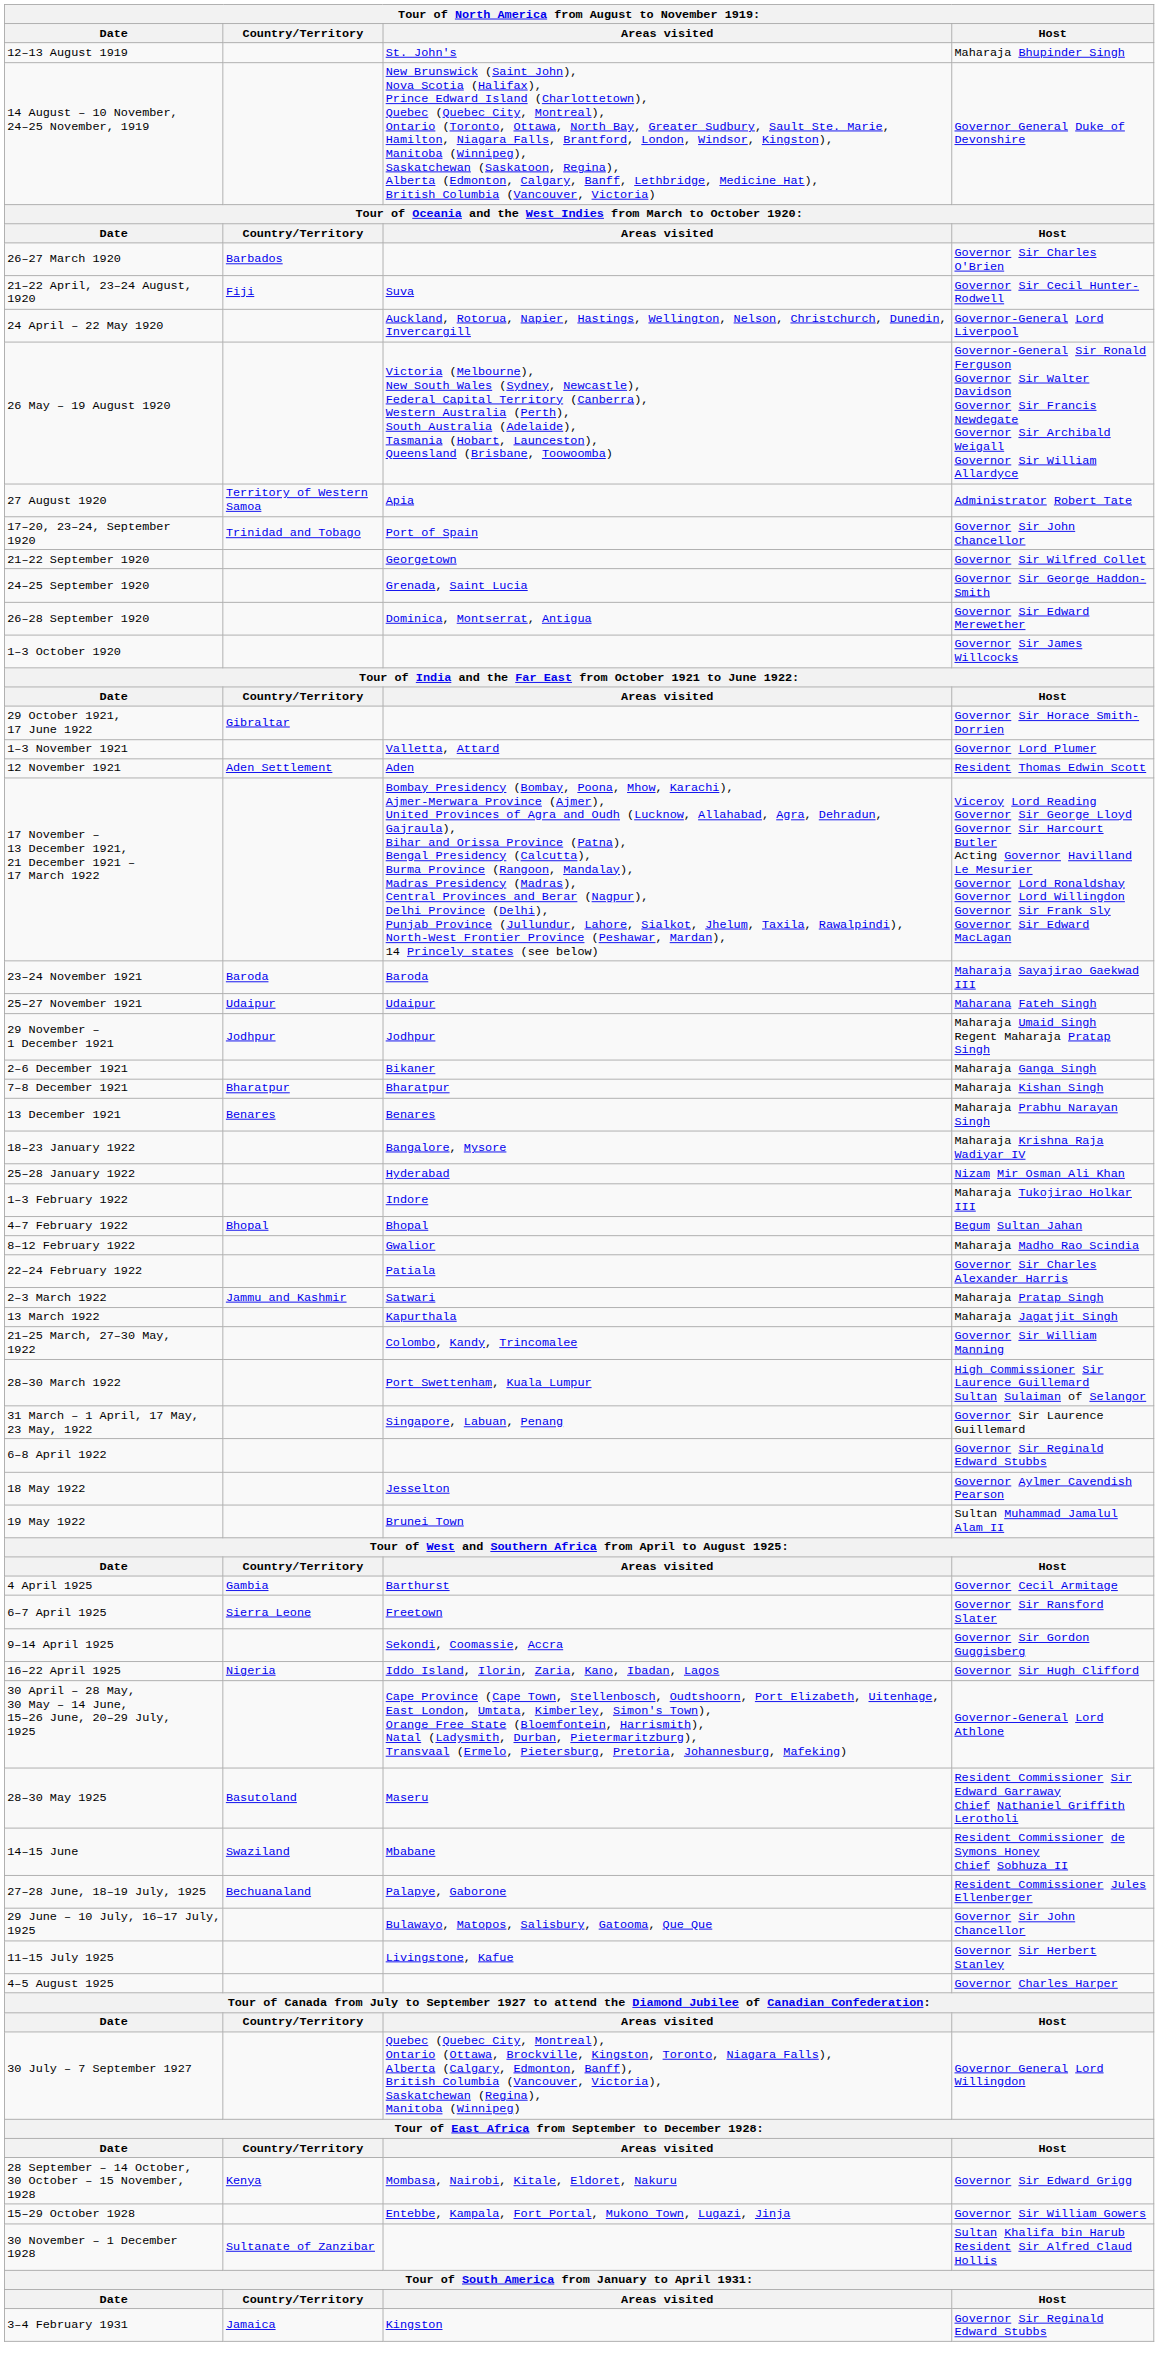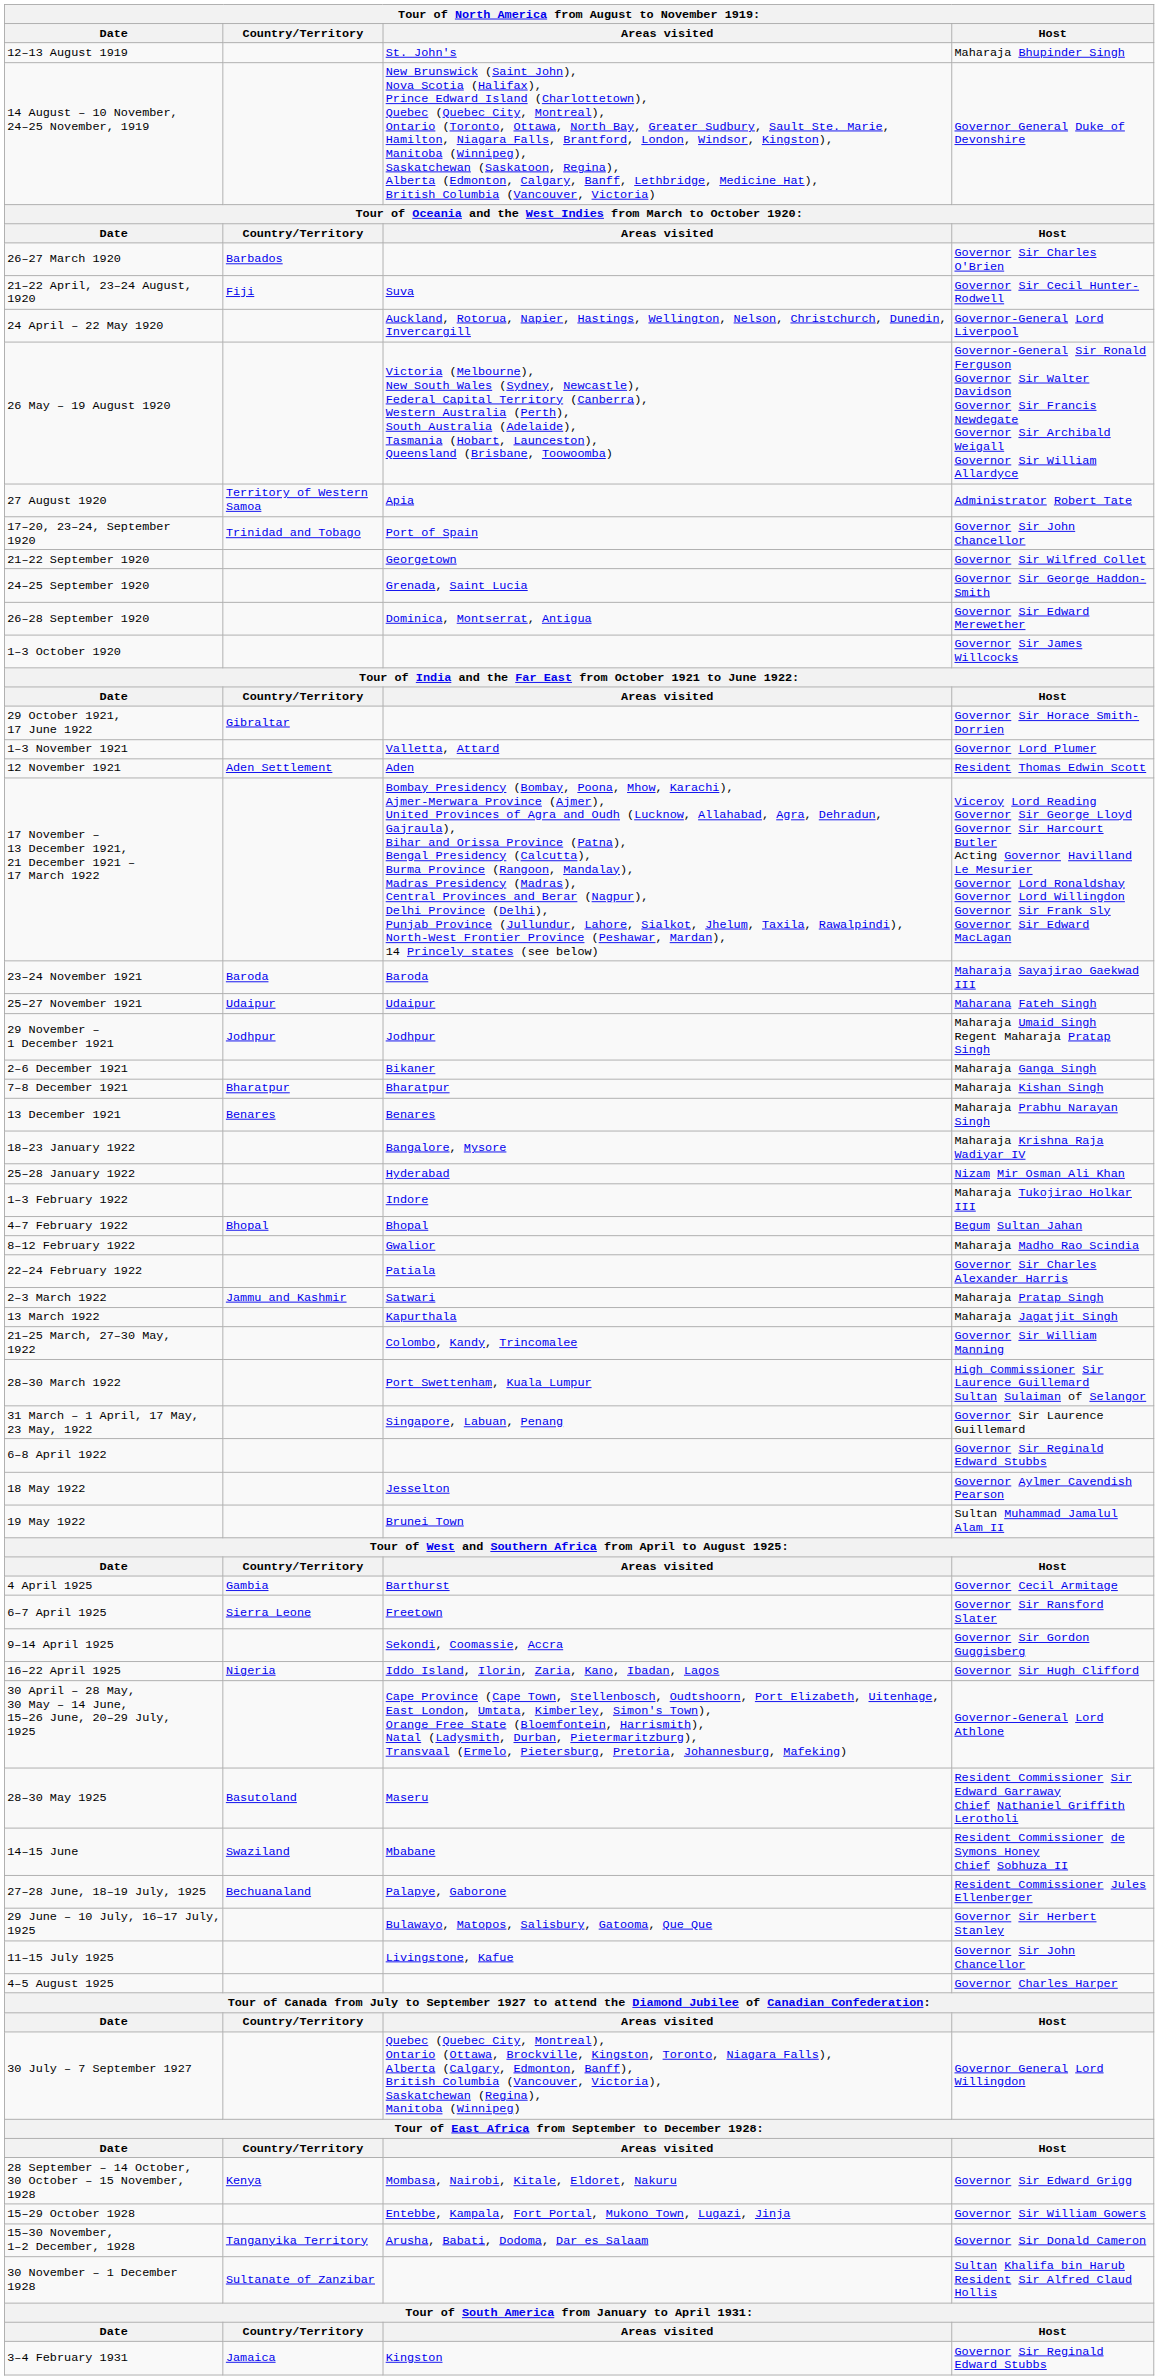(1015, 1924) Governor Sir John Chancellor -> (1025, 1924) Governor Sir Herbert Stanley
(1025, 1957) Governor Sir Herbert Stanley -> (1015, 1957) Governor Sir John Chancellor
+ row: (71, 2240)
